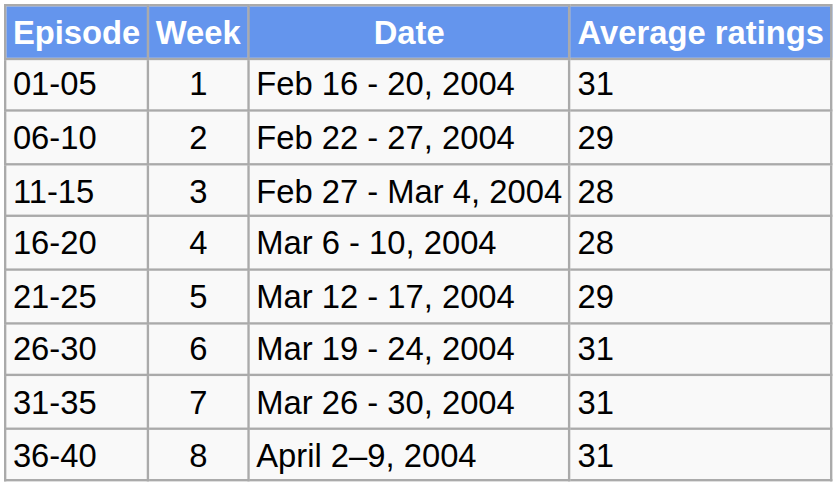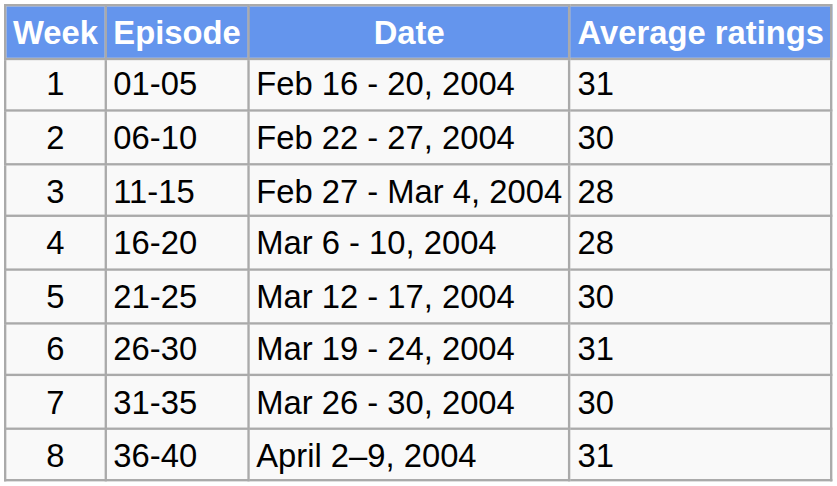columns swapped: (198, 32) <-> (77, 32)
(596, 137) 29 -> (596, 137) 30
(596, 296) 29 -> (596, 296) 30
(596, 402) 31 -> (596, 402) 30
